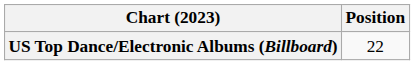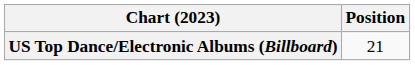(375, 45) 22 -> (375, 45) 21
